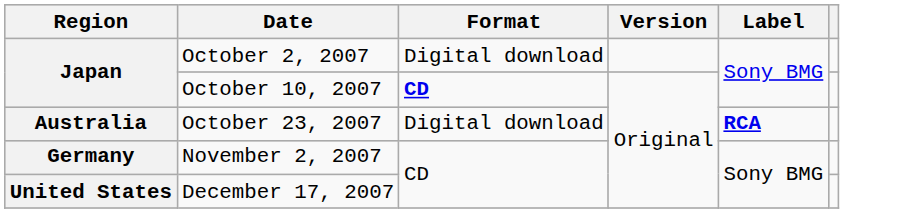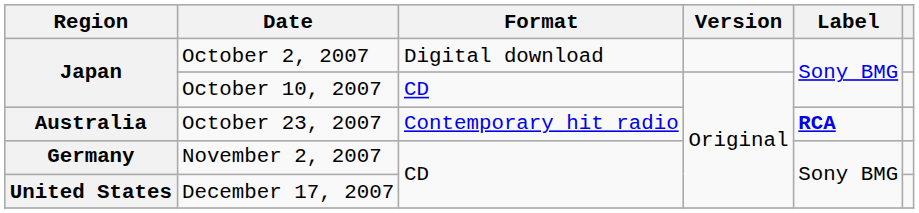(417, 90) bold -> (417, 90) normal
(504, 123) Digital download -> (541, 123) Contemporary hit radio
